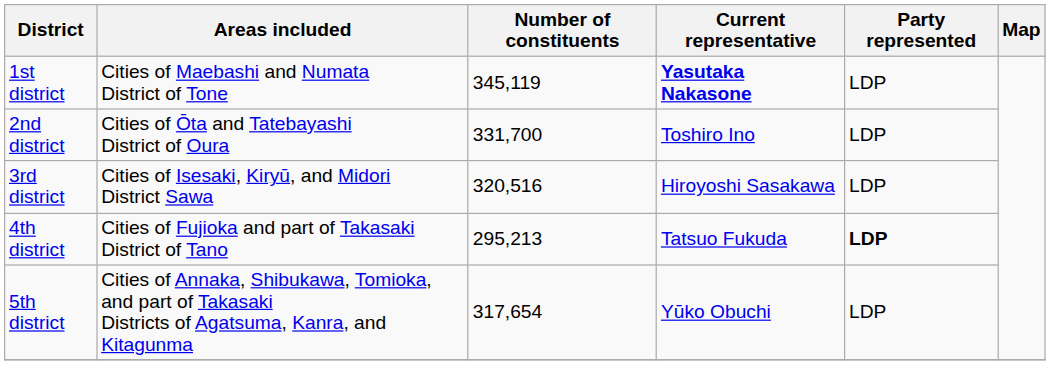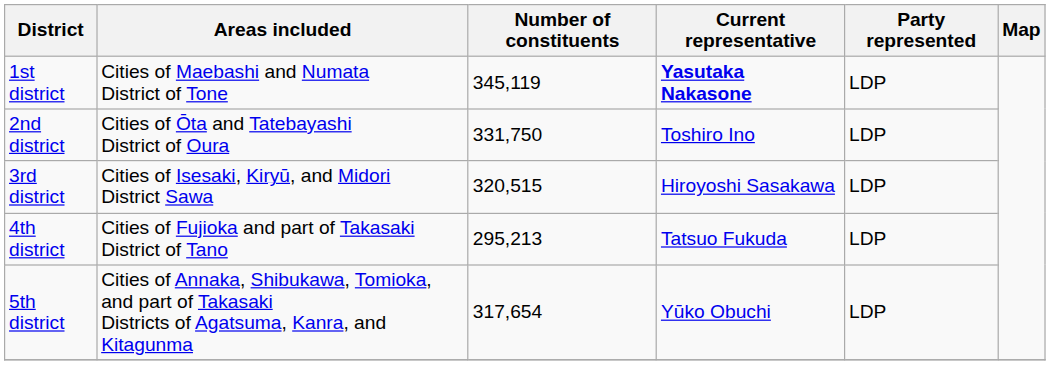(508, 134) 331,700 -> (508, 134) 331,750
(508, 186) 320,516 -> (508, 186) 320,515
(868, 238) bold -> (868, 238) normal
